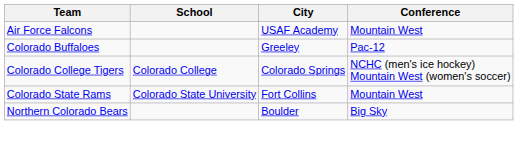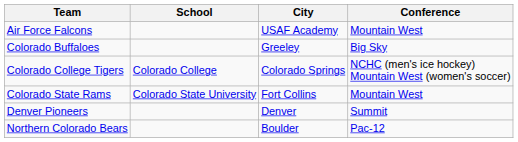(368, 47) Pac-12 -> (369, 47) Big Sky
+ row: (47, 111)
(369, 111) Big Sky -> (368, 128) Pac-12
